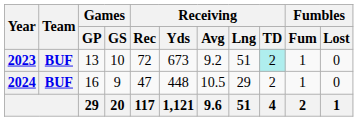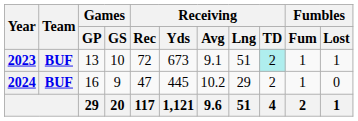(213, 60) 9.2 -> (213, 60) 9.1
(336, 60) 0 -> (336, 60) 1
(178, 82) 448 -> (178, 82) 445
(213, 82) 10.5 -> (213, 82) 10.2
